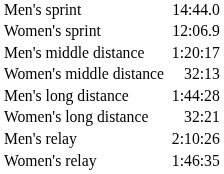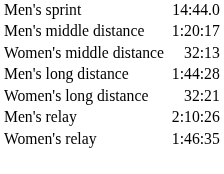- row: (52, 31)
